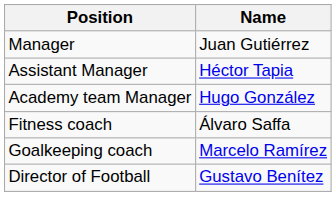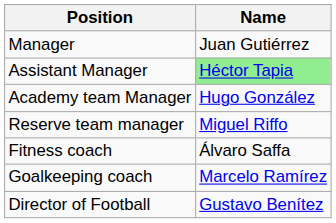(246, 71) no background -> (246, 71) lightgreen background
+ row: (96, 124)
